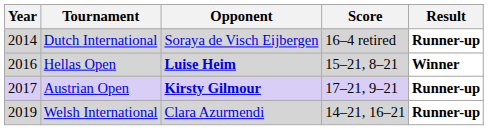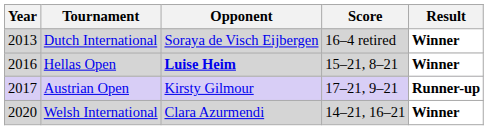(22, 40) 2014 -> (22, 40) 2013
(446, 40) Runner-up -> (436, 40) Winner
(213, 88) bold -> (209, 88) normal
(22, 112) 2019 -> (22, 112) 2020
(446, 112) Runner-up -> (436, 112) Winner
